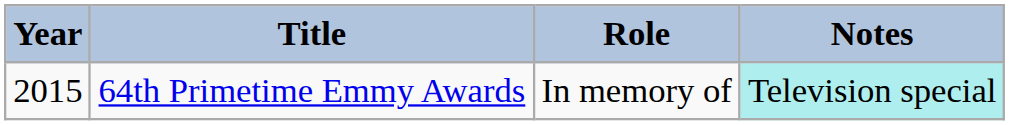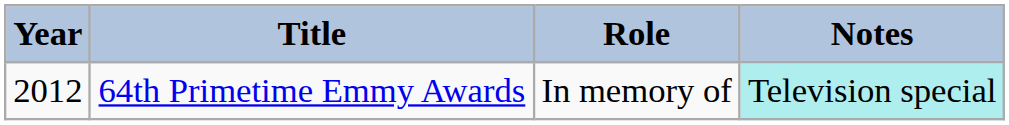(48, 90) 2015 -> (48, 90) 2012
